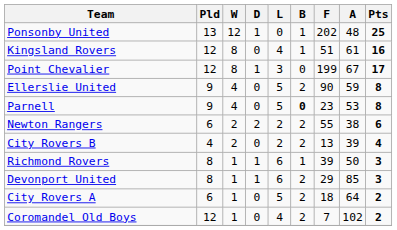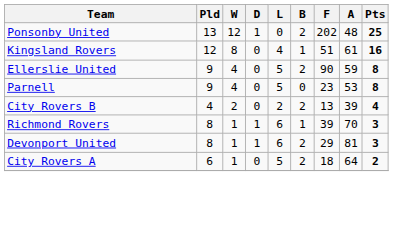(302, 32) 1 -> (302, 32) 2
- row: (58, 69)
(302, 106) bold -> (302, 87) normal
- row: (55, 124)
(353, 161) 50 -> (351, 124) 70
(353, 180) 85 -> (351, 143) 81
- row: (72, 216)
